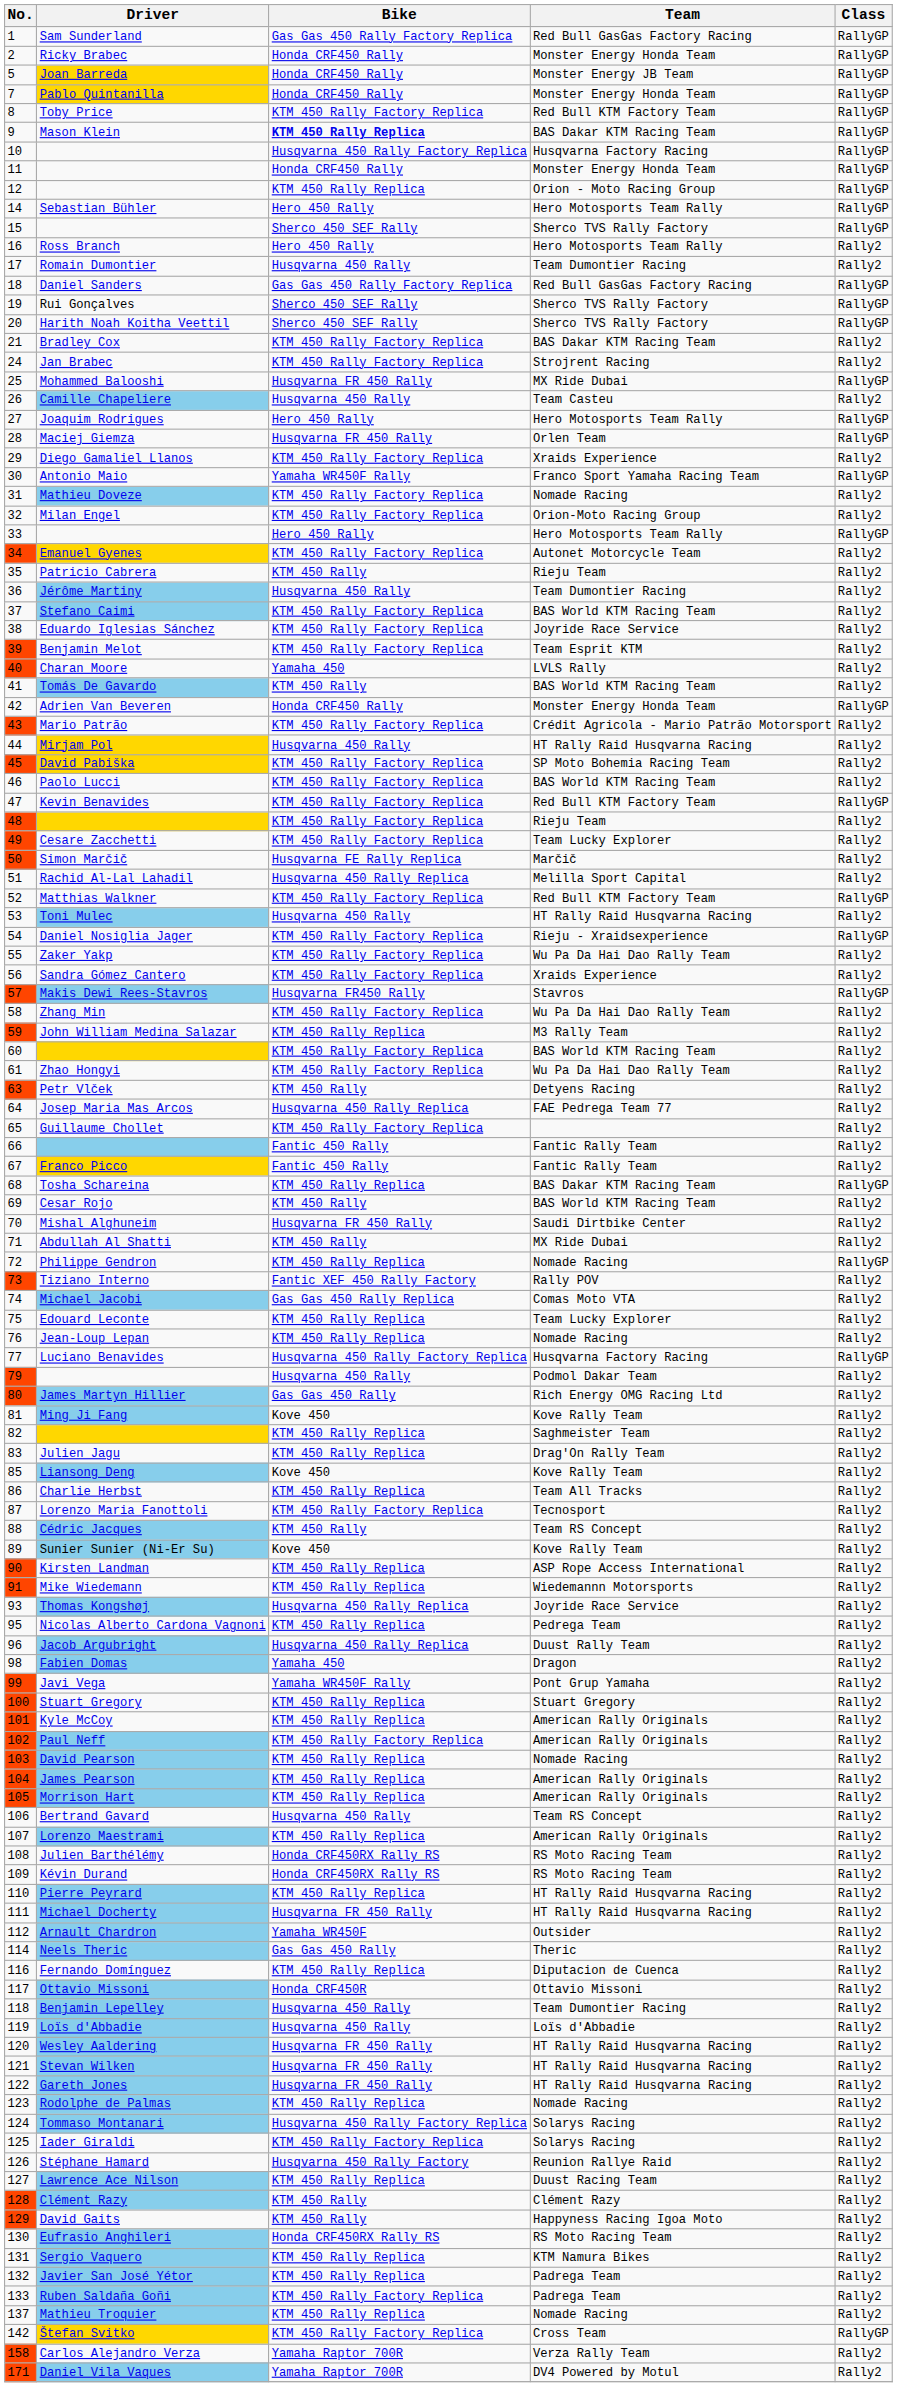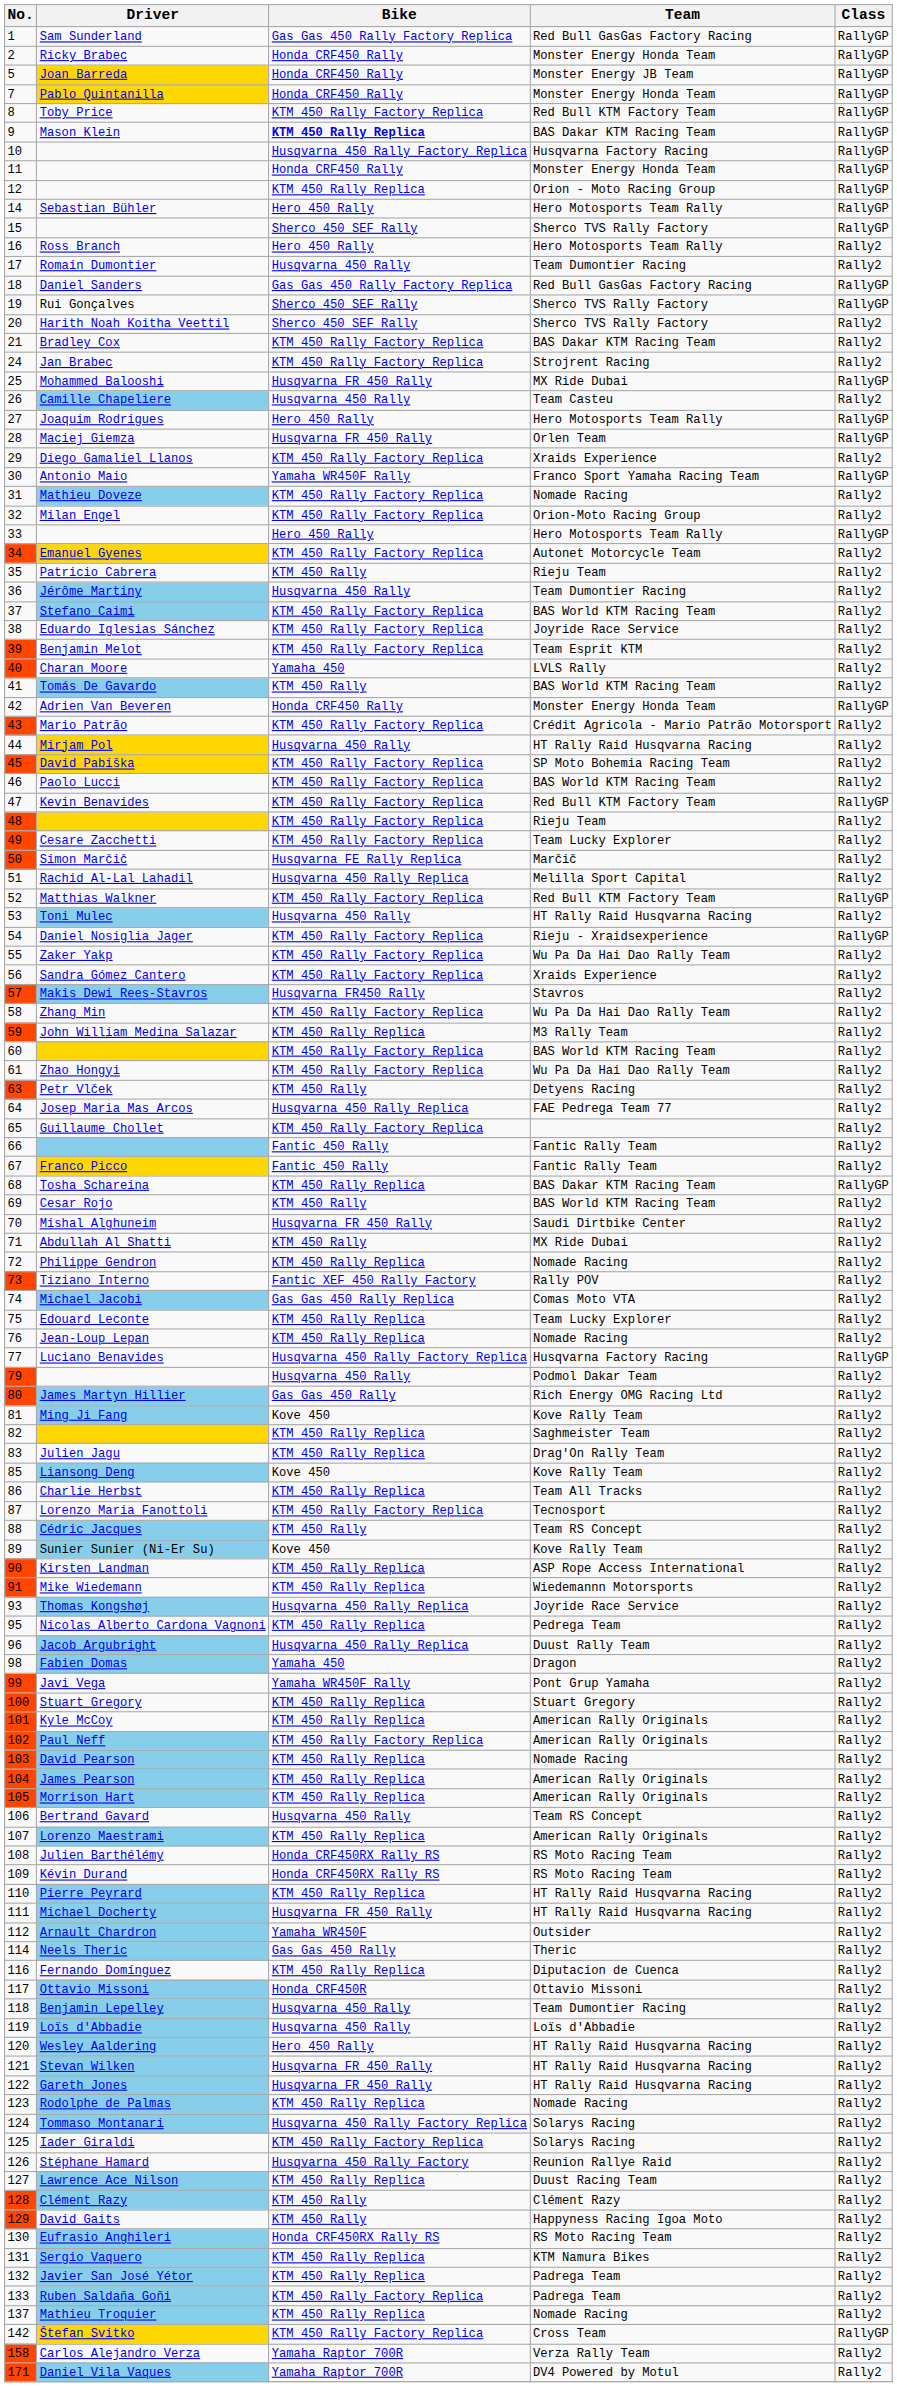(863, 324) RallyGP -> (860, 324) Rally2
(863, 994) RallyGP -> (860, 994) Rally2
(863, 1262) RallyGP -> (860, 1262) Rally2
(352, 2047) Husqvarna FR 450 Rally -> (323, 2047) Hero 450 Rally
